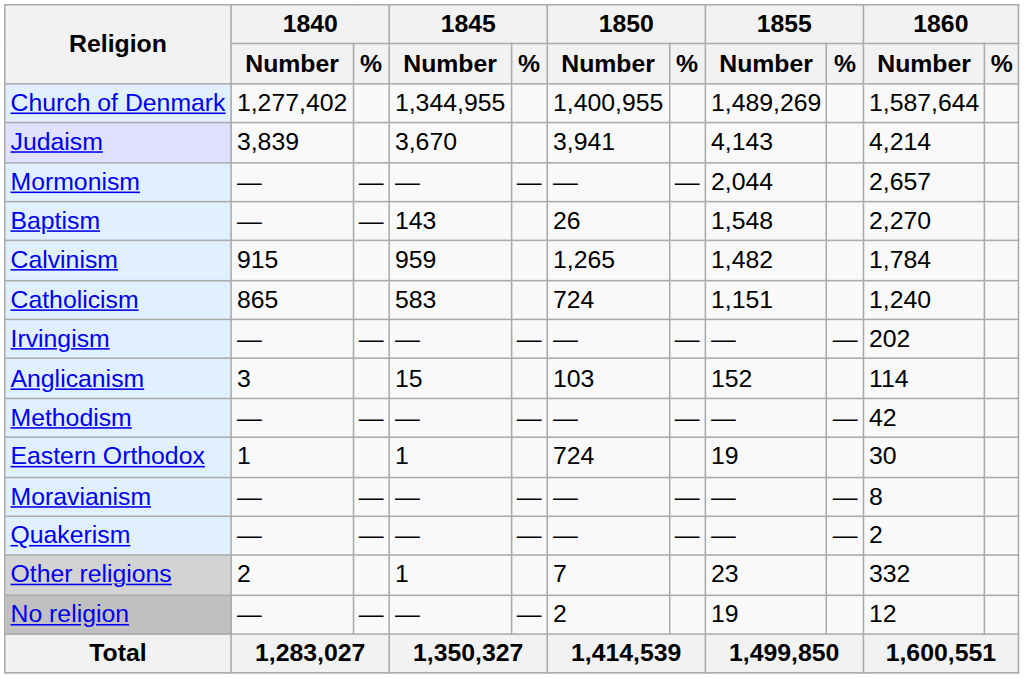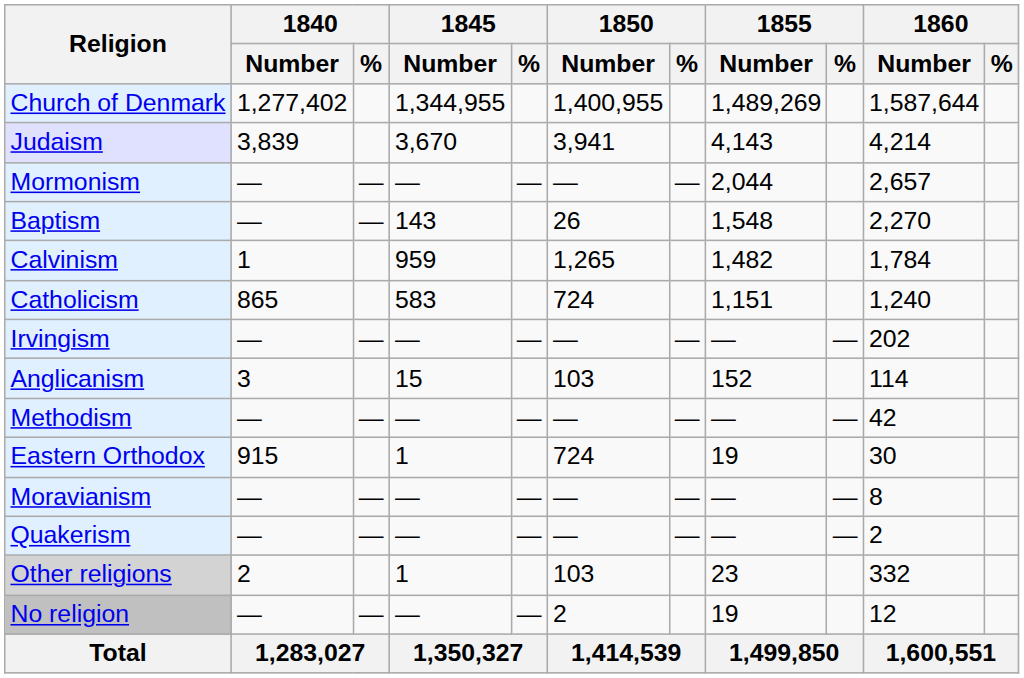(258, 260) 915 -> (244, 260) 1
(244, 456) 1 -> (258, 456) 915
(560, 574) 7 -> (574, 574) 103
